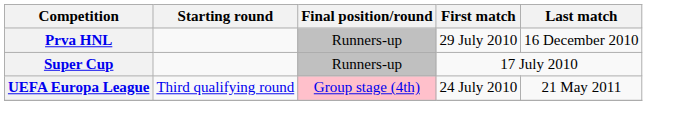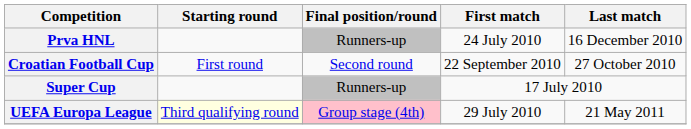(478, 40) 29 July 2010 -> (502, 40) 24 July 2010
+ row: (81, 64)
(225, 87) no background -> (230, 111) lightyellow background
(478, 87) 24 July 2010 -> (502, 111) 29 July 2010
